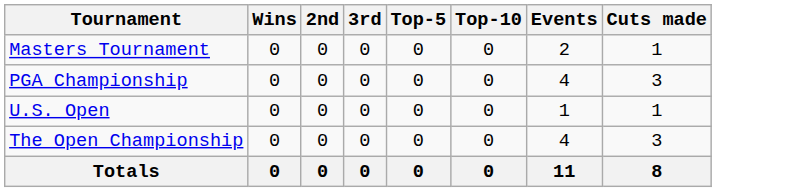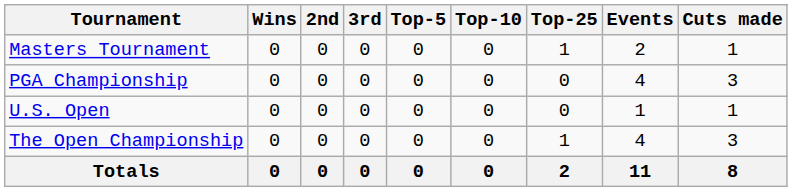+ column: (564, 20)
